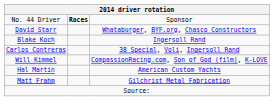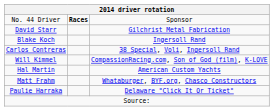(179, 29) Whataburger, BYF.org, Chasco Constructors -> (179, 29) Gilchrist Metal Fabrication
(179, 80) Gilchrist Metal Fabrication -> (179, 80) Whataburger, BYF.org, Chasco Constructors
+ row: (36, 90)
